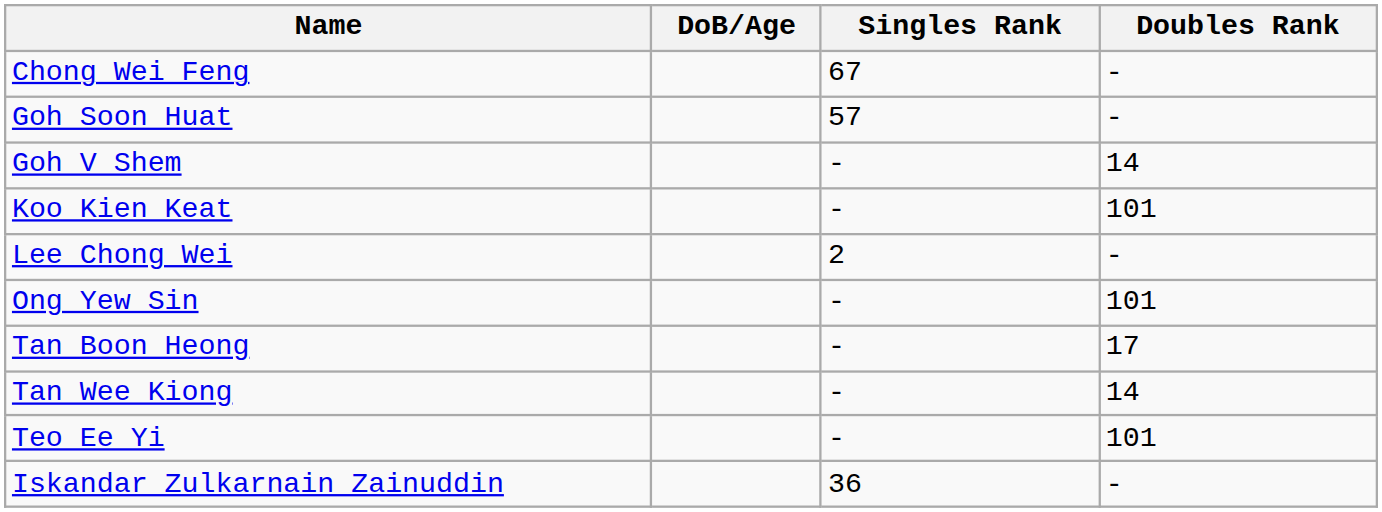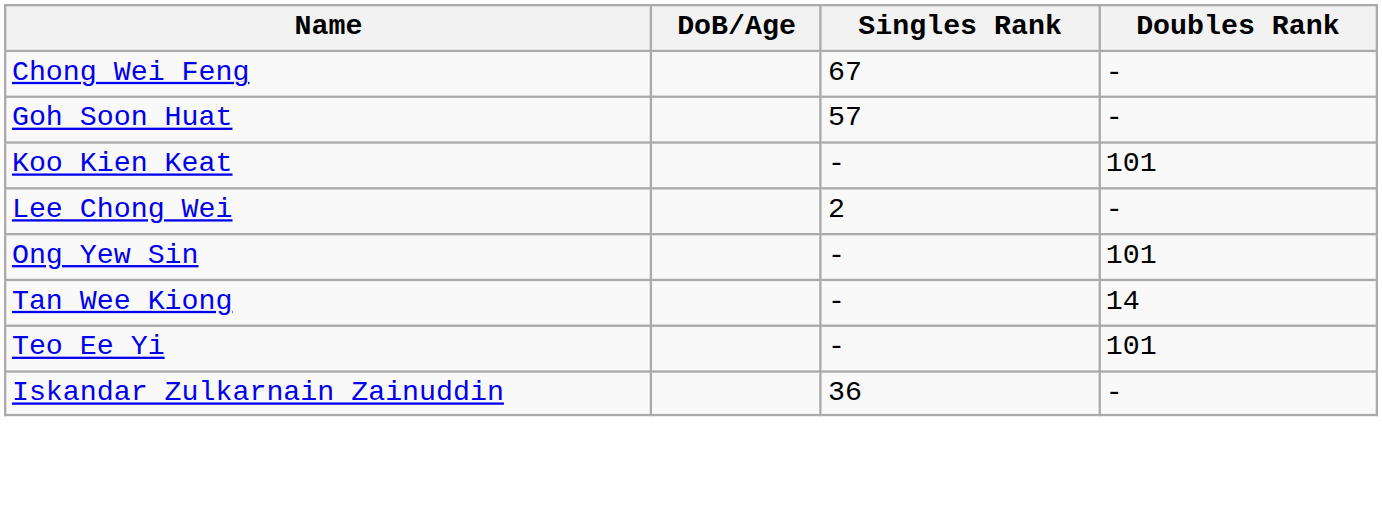- row: (97, 165)
- row: (131, 348)
